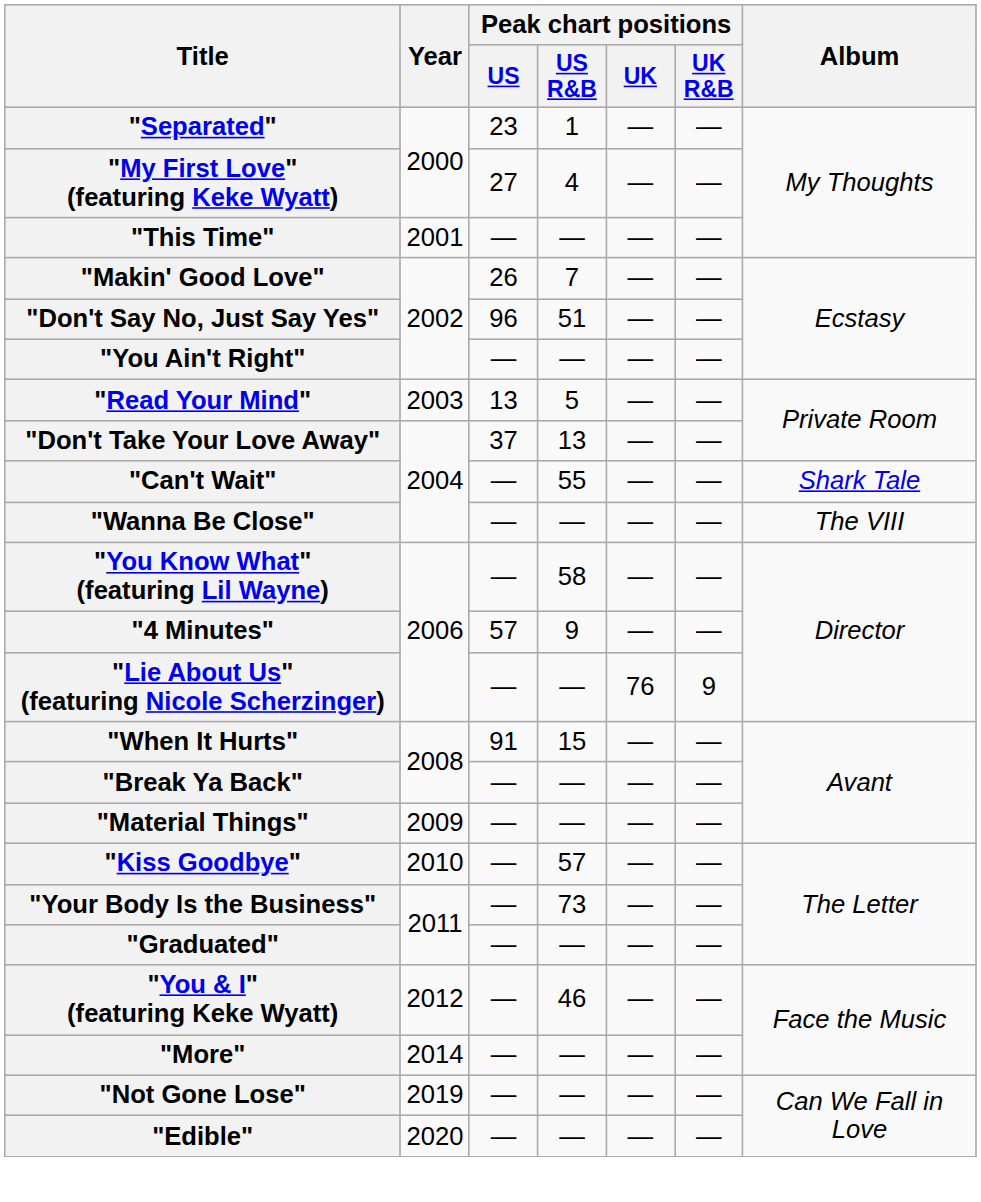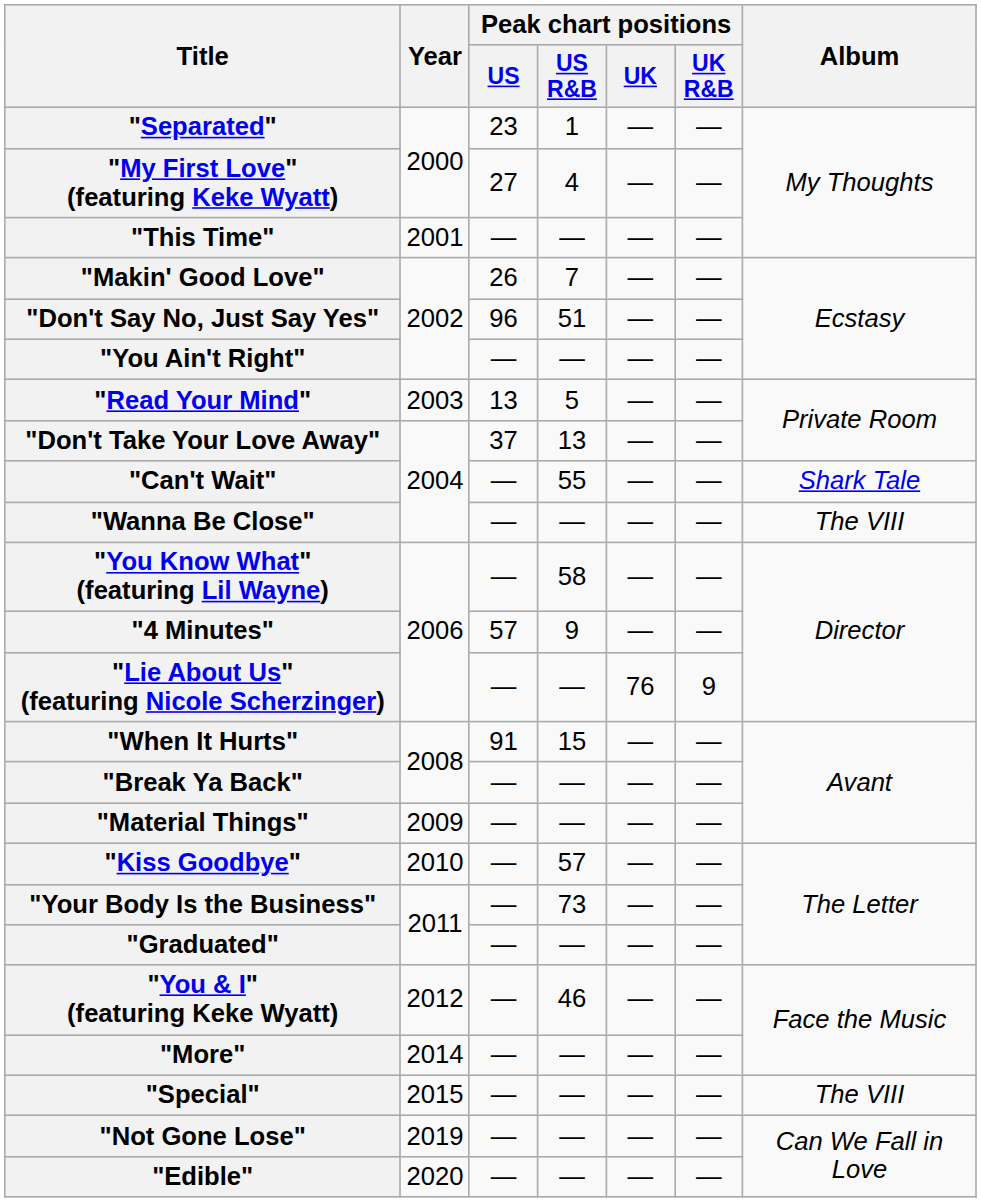+ row: (203, 1095)
